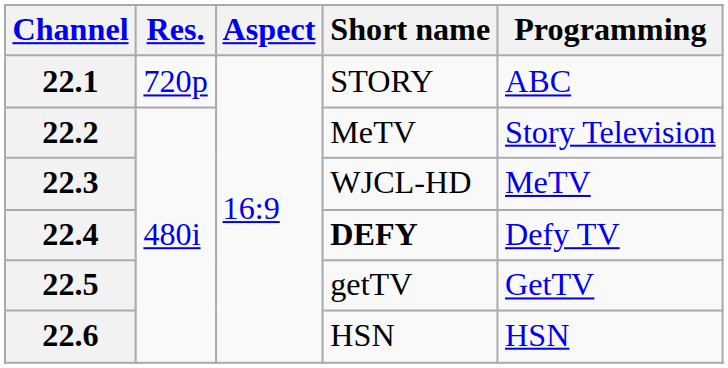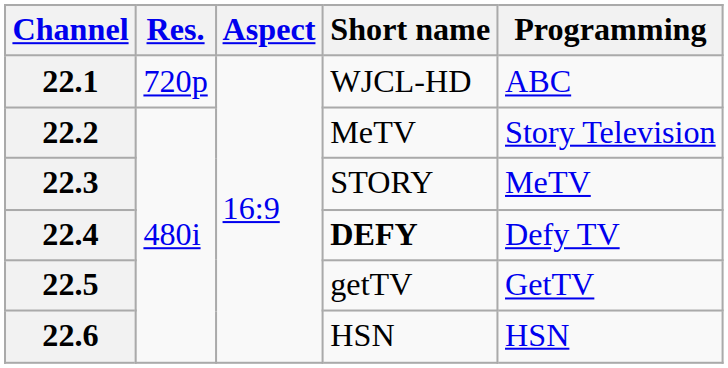(382, 81) STORY -> (401, 81) WJCL-HD
(401, 183) WJCL-HD -> (382, 183) STORY
